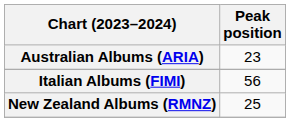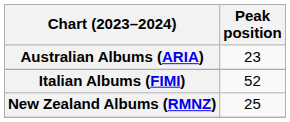(252, 81) 56 -> (252, 81) 52
